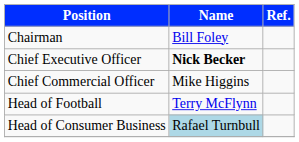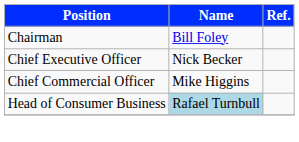(209, 59) bold -> (207, 59) normal
- row: (55, 103)
